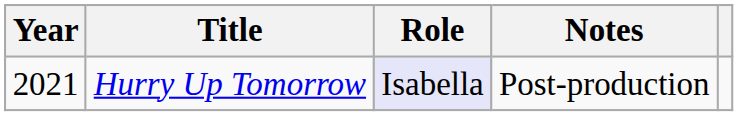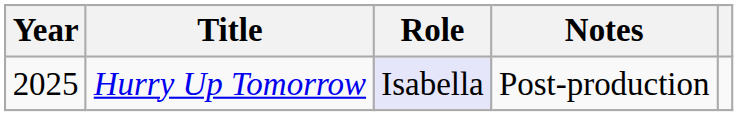(46, 82) 2021 -> (46, 82) 2025
